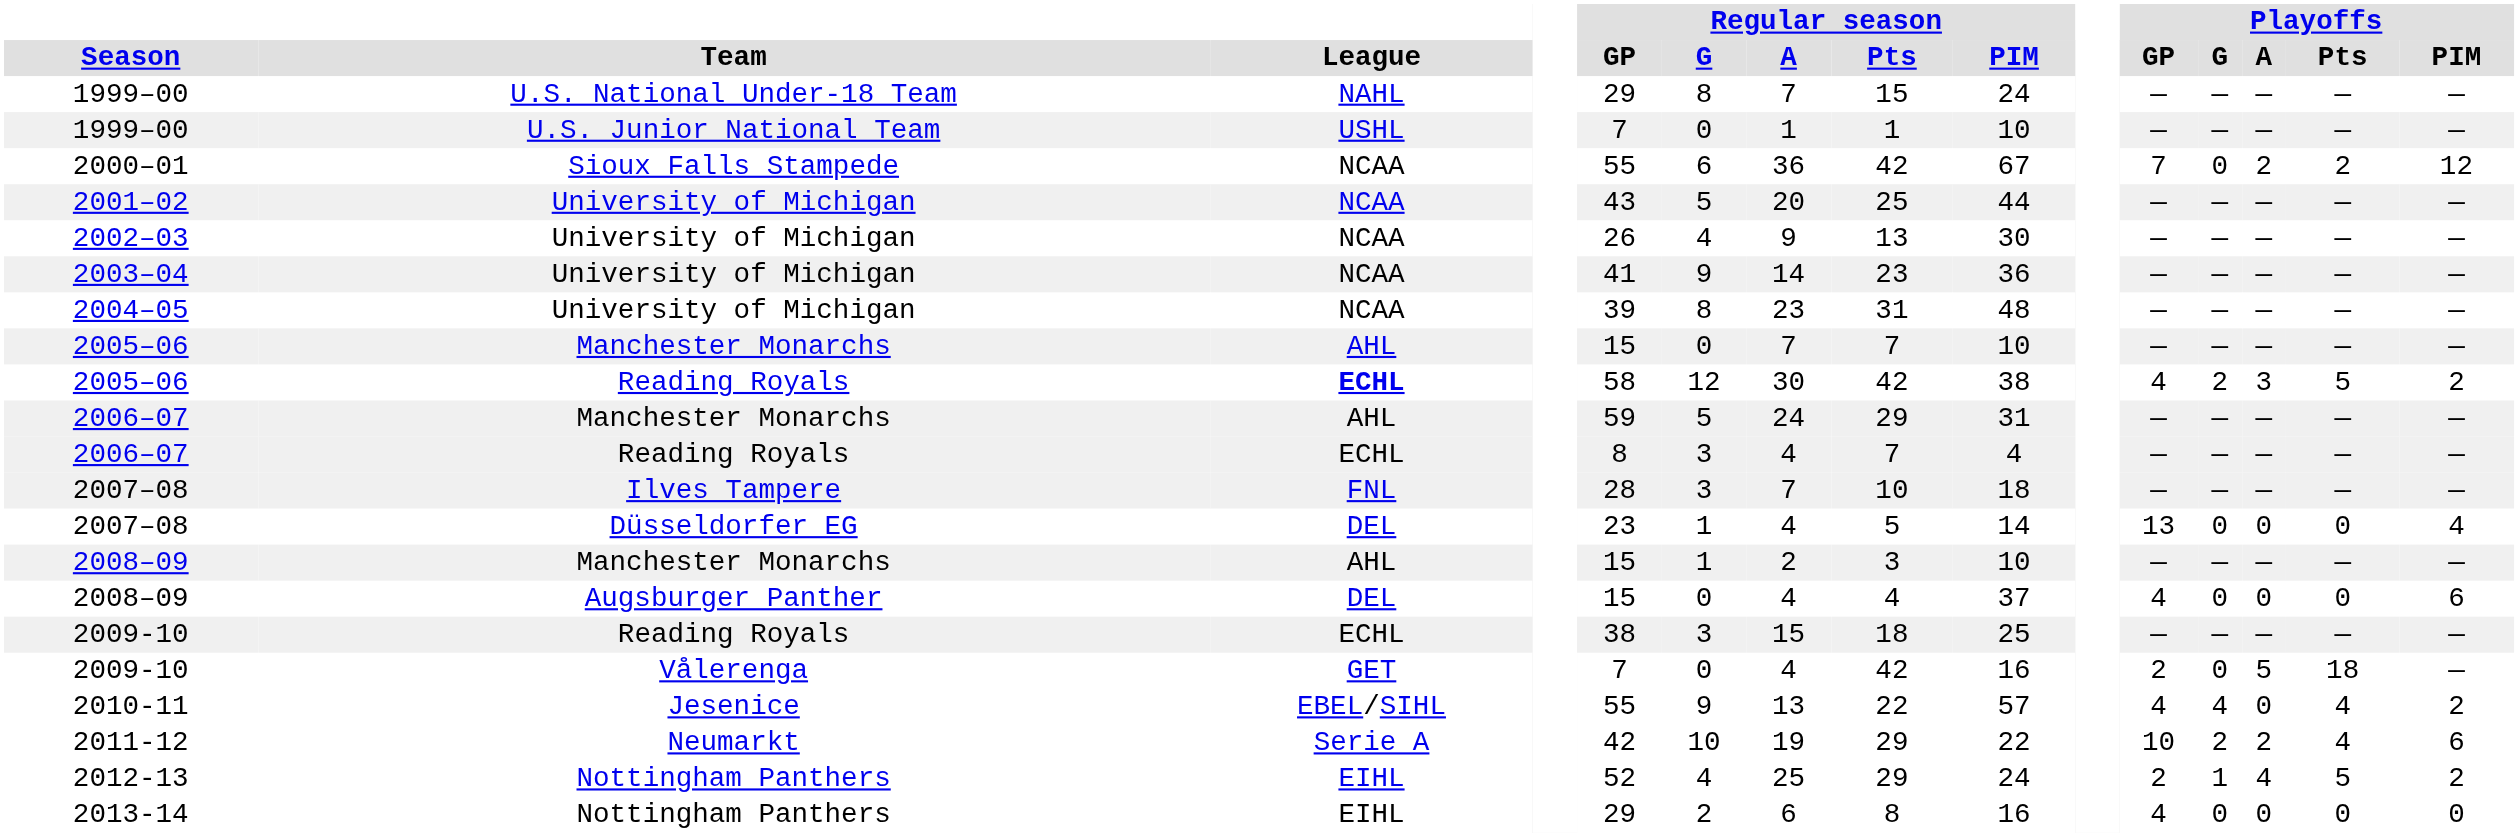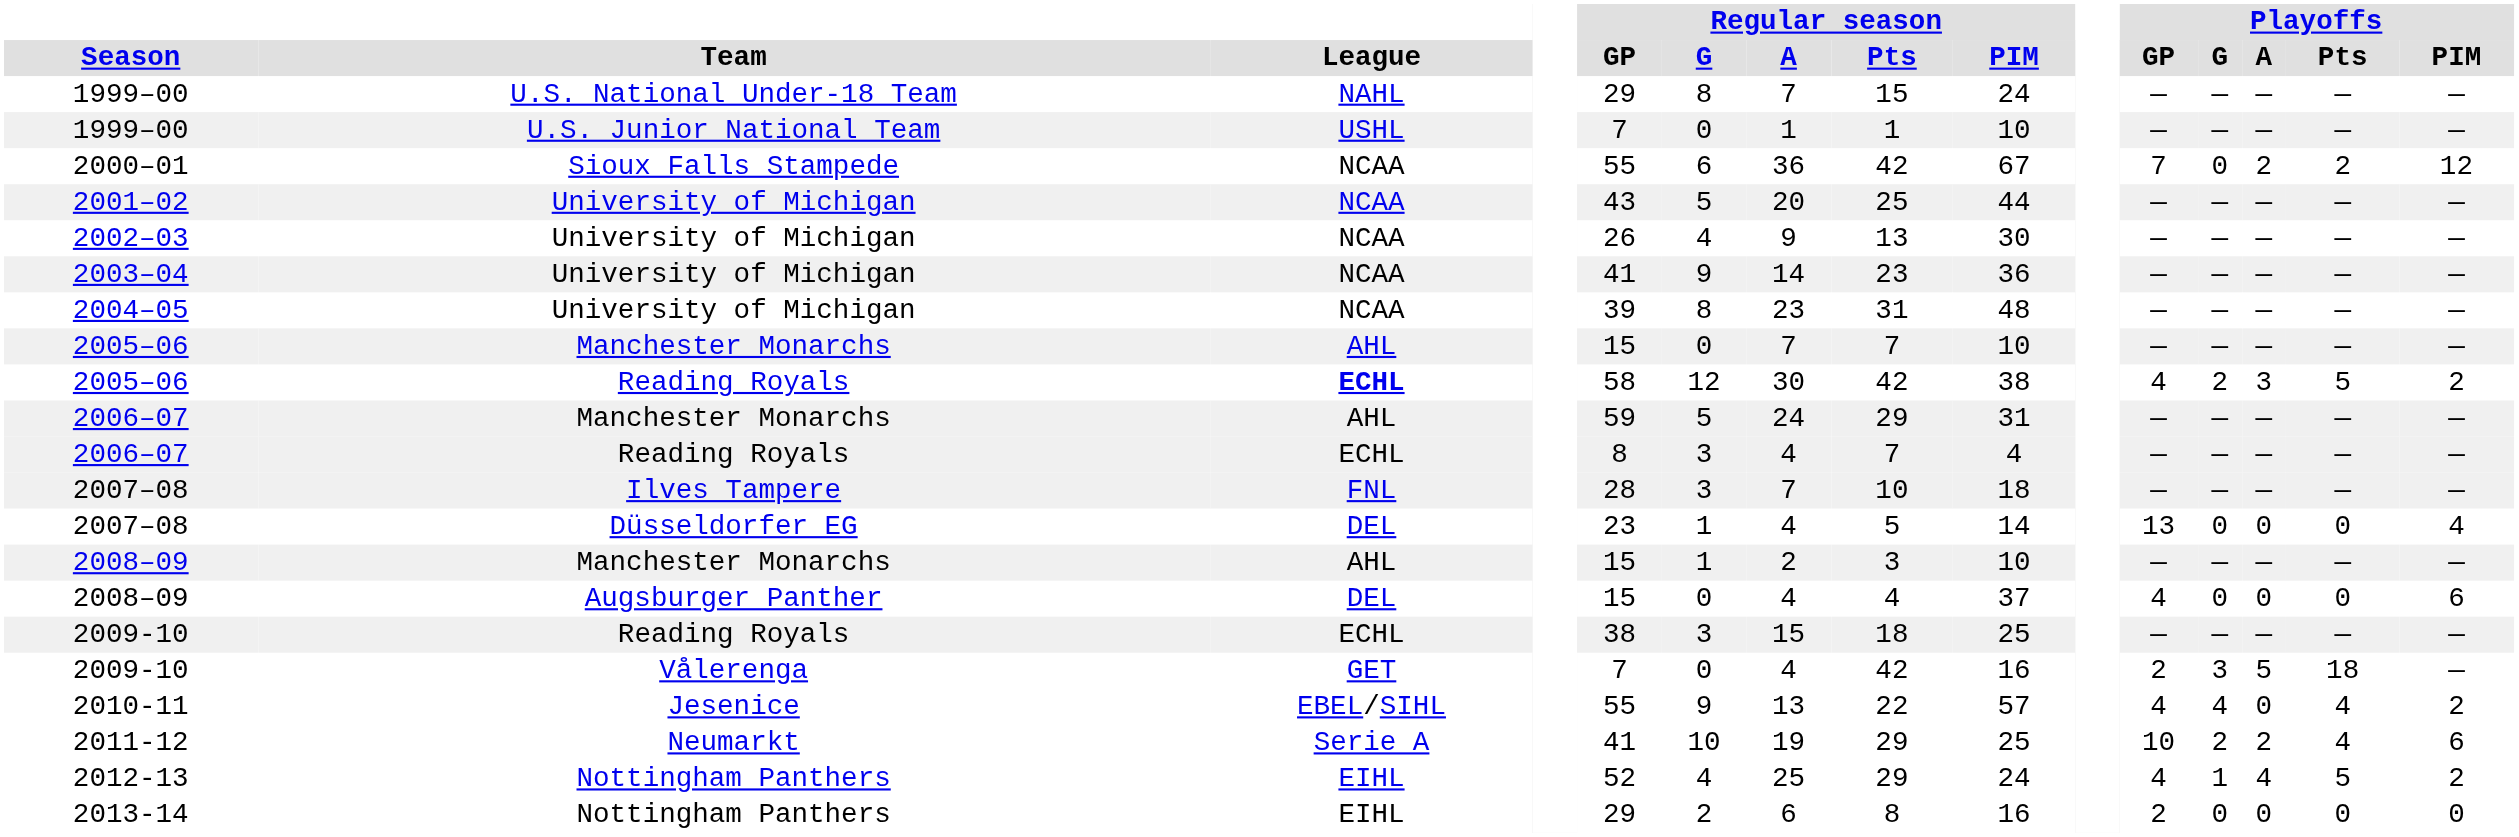(2220, 671) 0 -> (2220, 671) 3
(1619, 743) 42 -> (1619, 743) 41
(2014, 743) 22 -> (2014, 743) 25
(2159, 779) 2 -> (2159, 779) 4
(2159, 815) 4 -> (2159, 815) 2
